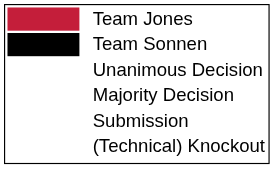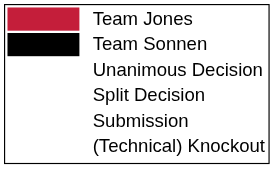- row: (163, 95)
+ row: (149, 95)
